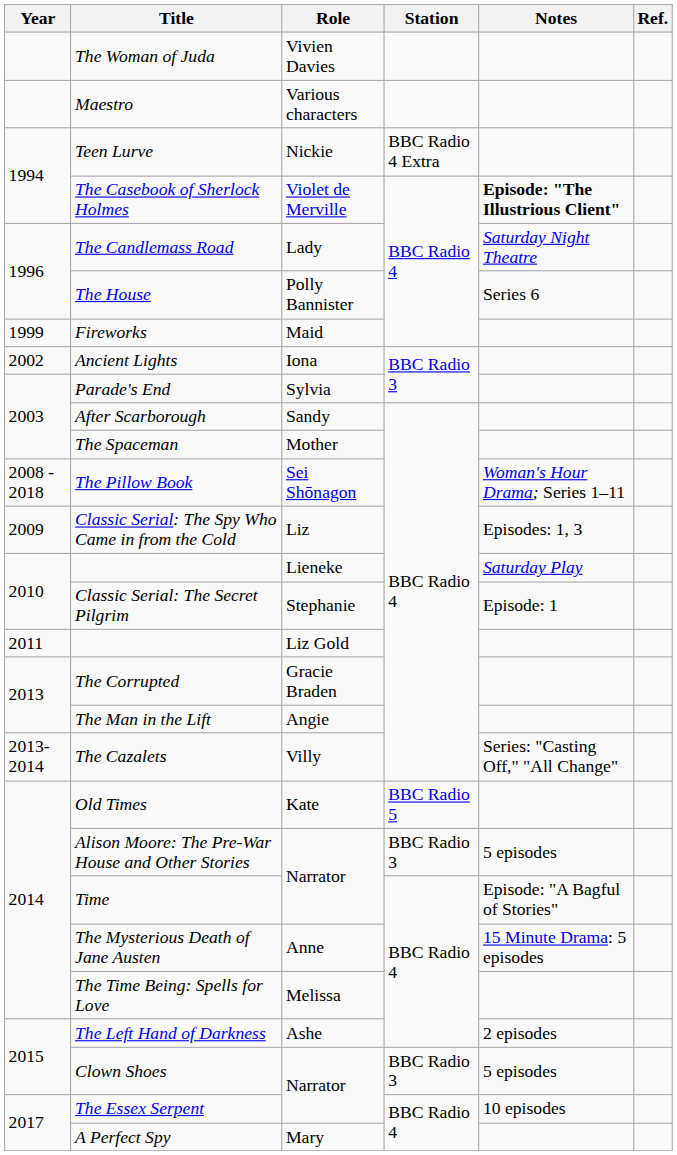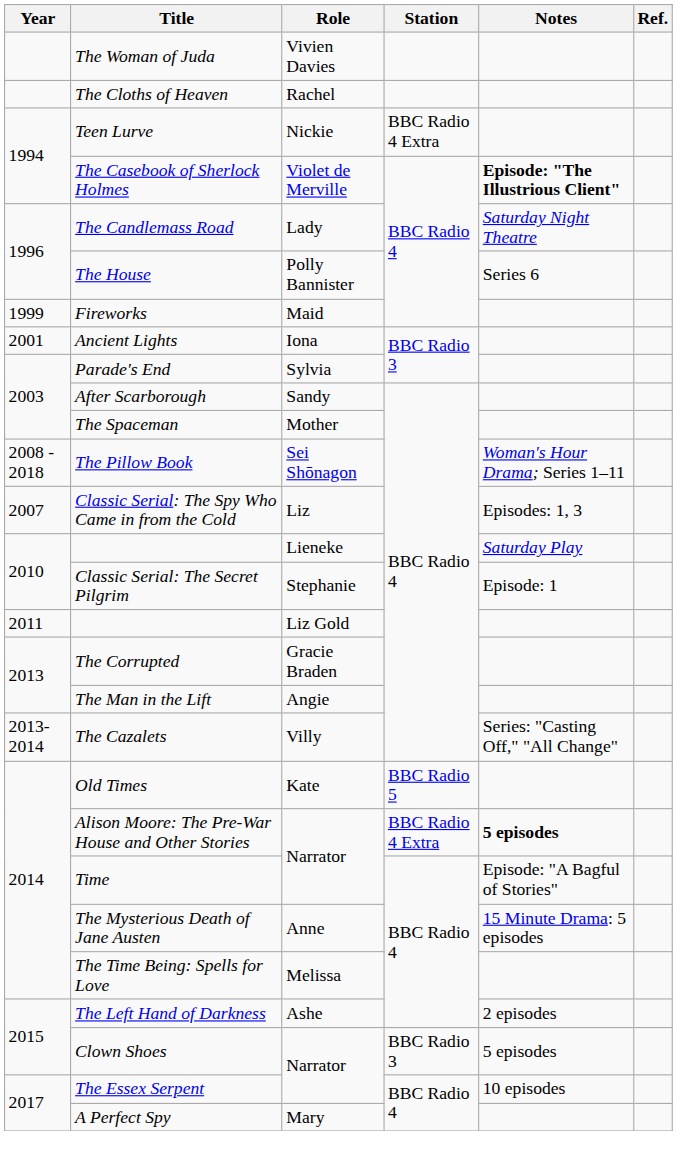- row: (104, 103)
+ row: (152, 94)
(26, 360) 2002 -> (26, 340) 2001
(26, 529) 2009 -> (26, 510) 2007
(429, 852) BBC Radio 3 -> (429, 832) BBC Radio 4 Extra
(520, 852) normal -> (521, 832) bold
